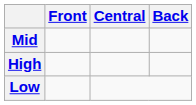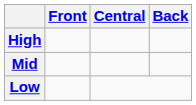rows swapped: (25, 64) <-> (25, 40)
